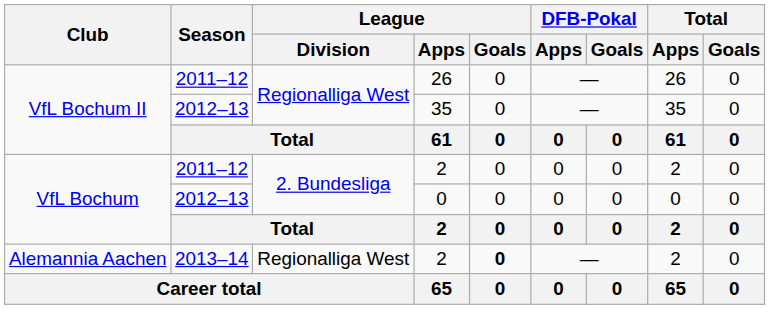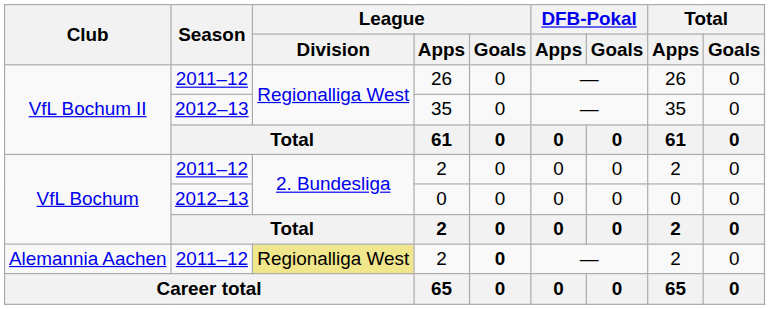(212, 259) 2013–14 -> (212, 259) 2011–12
(333, 259) no background -> (333, 259) khaki background
